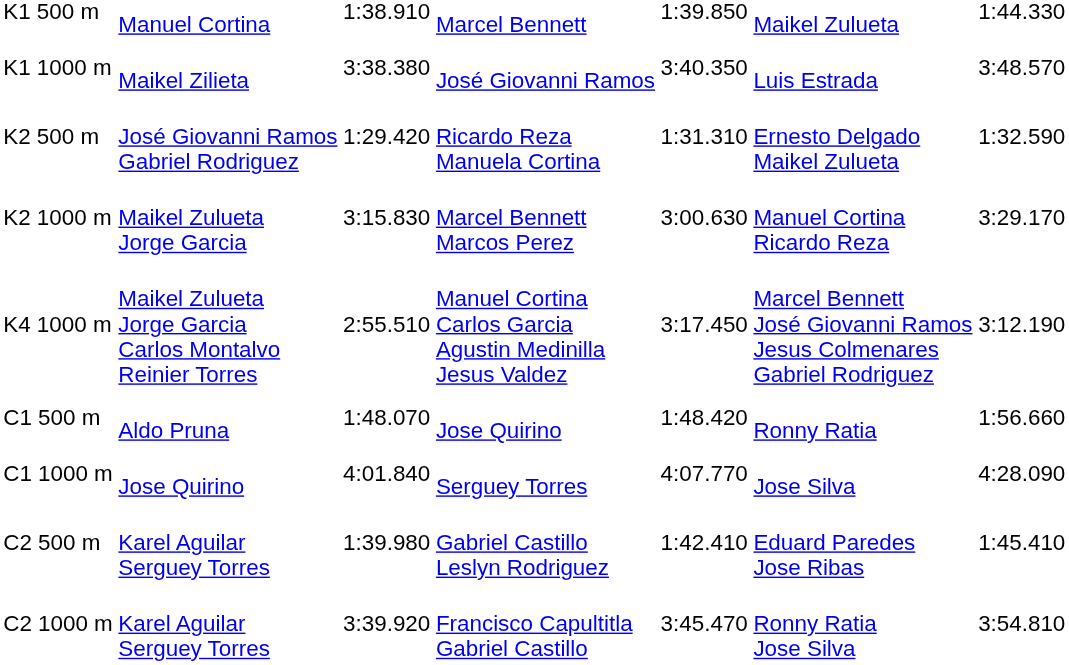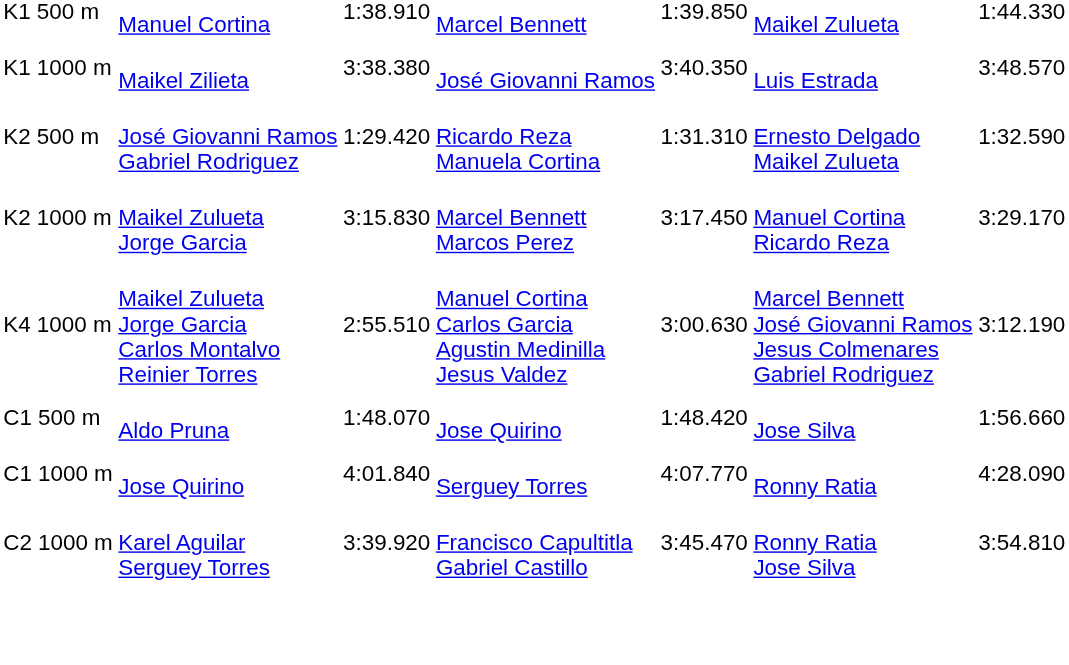(704, 217) 3:00.630 -> (704, 217) 3:17.450
(704, 324) 3:17.450 -> (704, 324) 3:00.630
(815, 430) Ronny Ratia -> (804, 430) Jose Silva
(804, 486) Jose Silva -> (815, 486) Ronny Ratia
- row: (52, 542)
